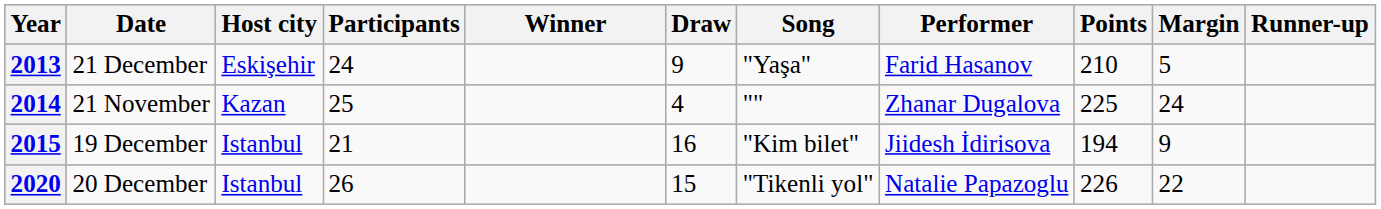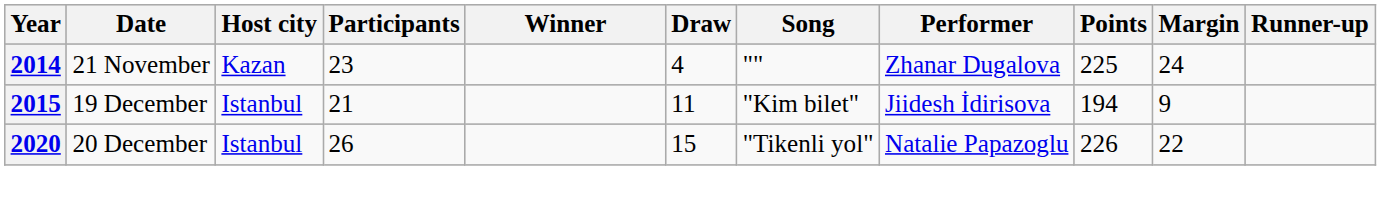- row: (36, 64)
(341, 104) 25 -> (341, 64) 23
(684, 143) 16 -> (683, 104) 11
